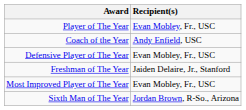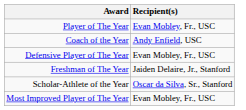+ row: (81, 84)
- row: (89, 99)
